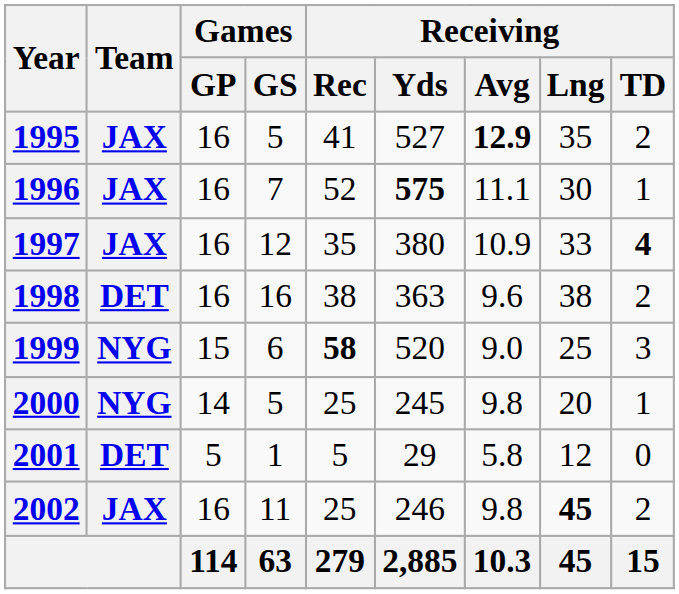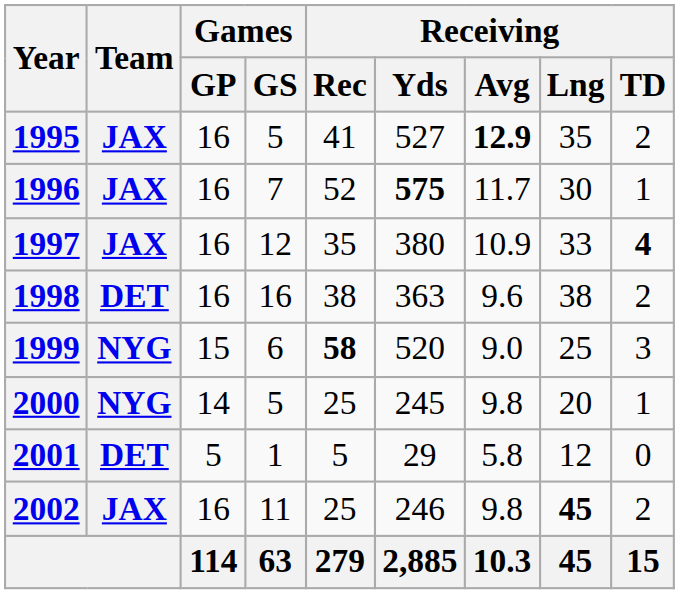(502, 190) 11.1 -> (502, 190) 11.7
